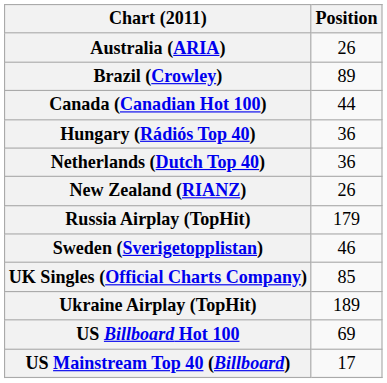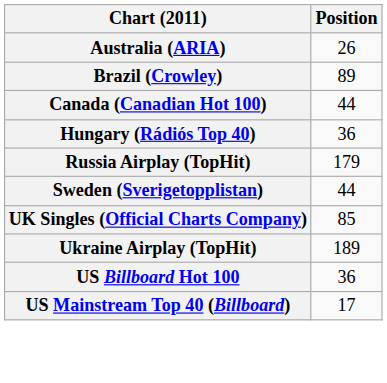- row: (158, 162)
- row: (158, 190)
(347, 248) 46 -> (347, 190) 44
(347, 334) 69 -> (347, 276) 36
